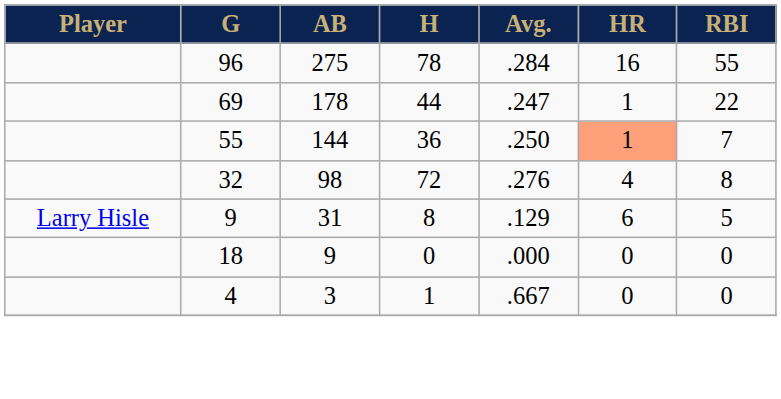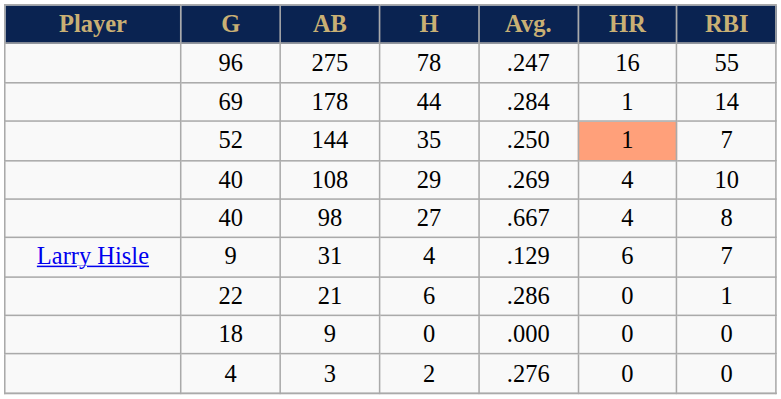(528, 62) .284 -> (528, 62) .247
(528, 101) .247 -> (528, 101) .284
(727, 101) 22 -> (727, 101) 14
(231, 140) 55 -> (231, 140) 52
(429, 140) 36 -> (429, 140) 35
+ row: (330, 179)
(231, 179) 32 -> (231, 218) 40
(429, 179) 72 -> (429, 218) 27
(528, 179) .276 -> (528, 218) .667
(429, 218) 8 -> (429, 256) 4
(727, 218) 5 -> (727, 256) 7
+ row: (330, 295)
(429, 295) 1 -> (429, 373) 2
(528, 295) .667 -> (528, 373) .276
